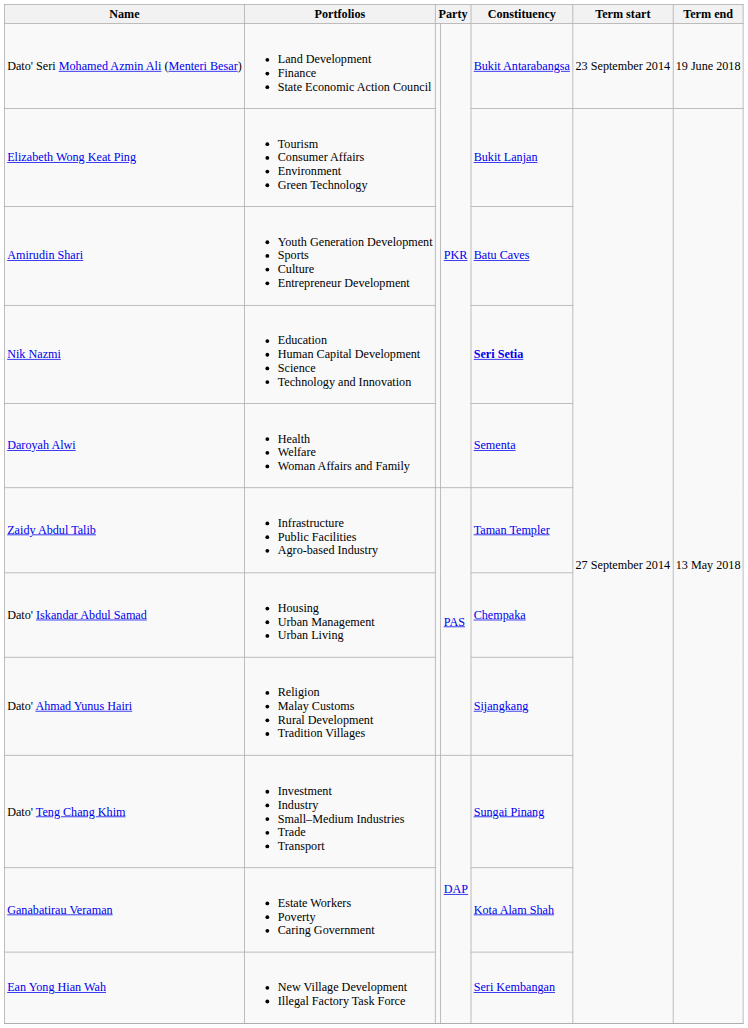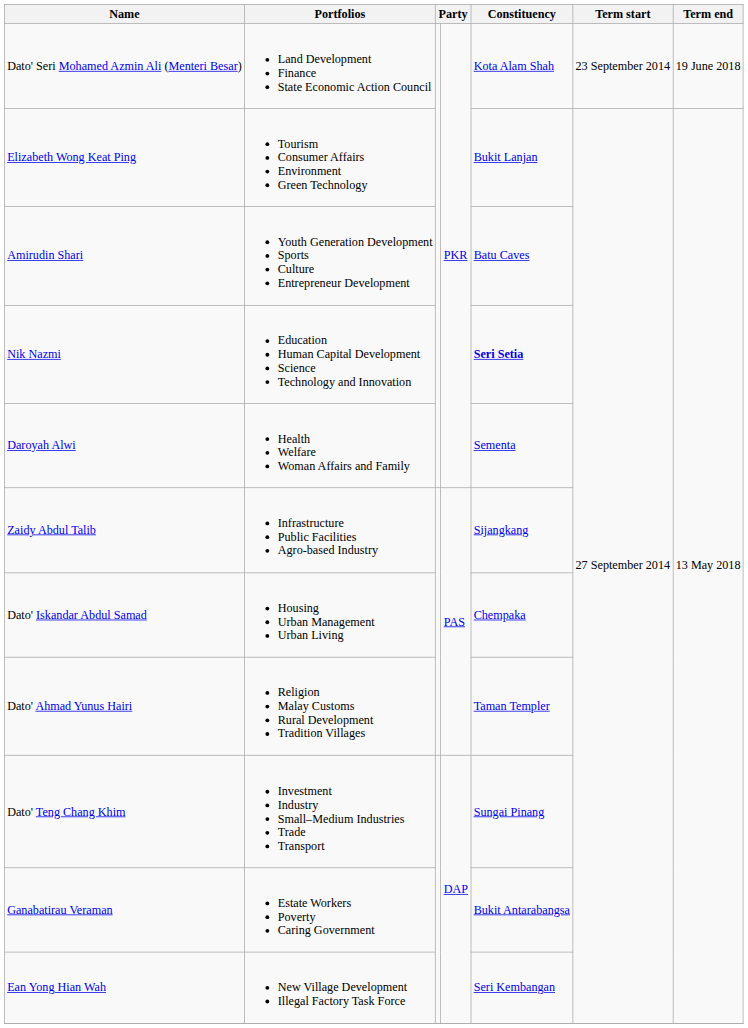(522, 66) Bukit Antarabangsa -> (514, 66) Kota Alam Shah
(512, 530) Taman Templer -> (501, 530) Sijangkang
(501, 706) Sijangkang -> (512, 706) Taman Templer
(514, 909) Kota Alam Shah -> (522, 909) Bukit Antarabangsa
